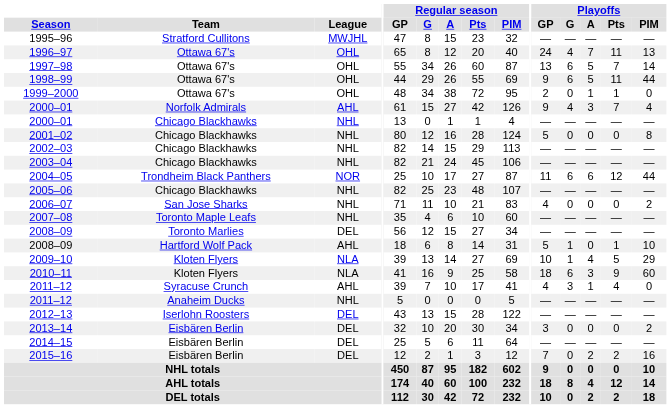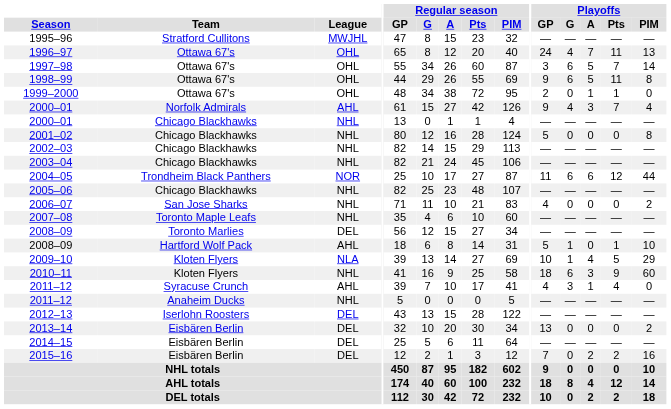(546, 66) 13 -> (546, 66) 3
(649, 80) 44 -> (649, 80) 8
(348, 273) NLA -> (348, 273) NHL
(546, 328) 3 -> (546, 328) 13
